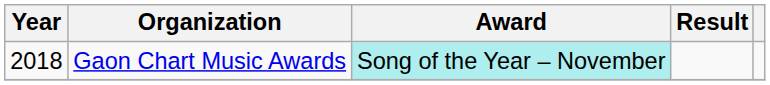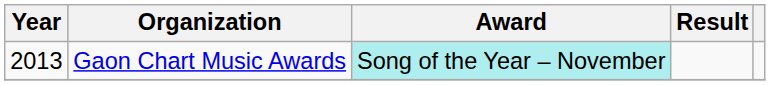(36, 60) 2018 -> (36, 60) 2013
